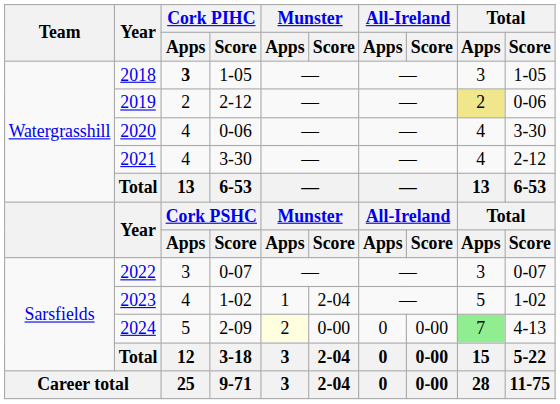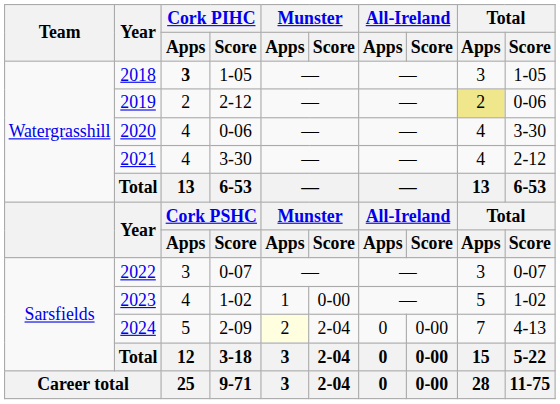(334, 300) 2-04 -> (334, 300) 0-00
(334, 328) 0-00 -> (334, 328) 2-04
(481, 328) lightgreen background -> (481, 328) no background
